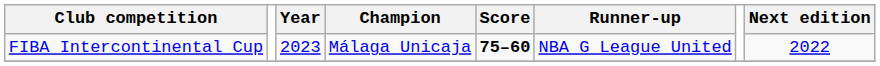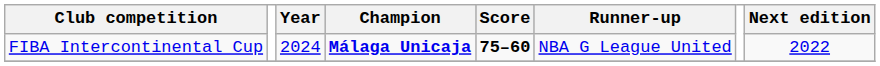(300, 47) 2023 -> (300, 47) 2024
(400, 47) normal -> (400, 47) bold
